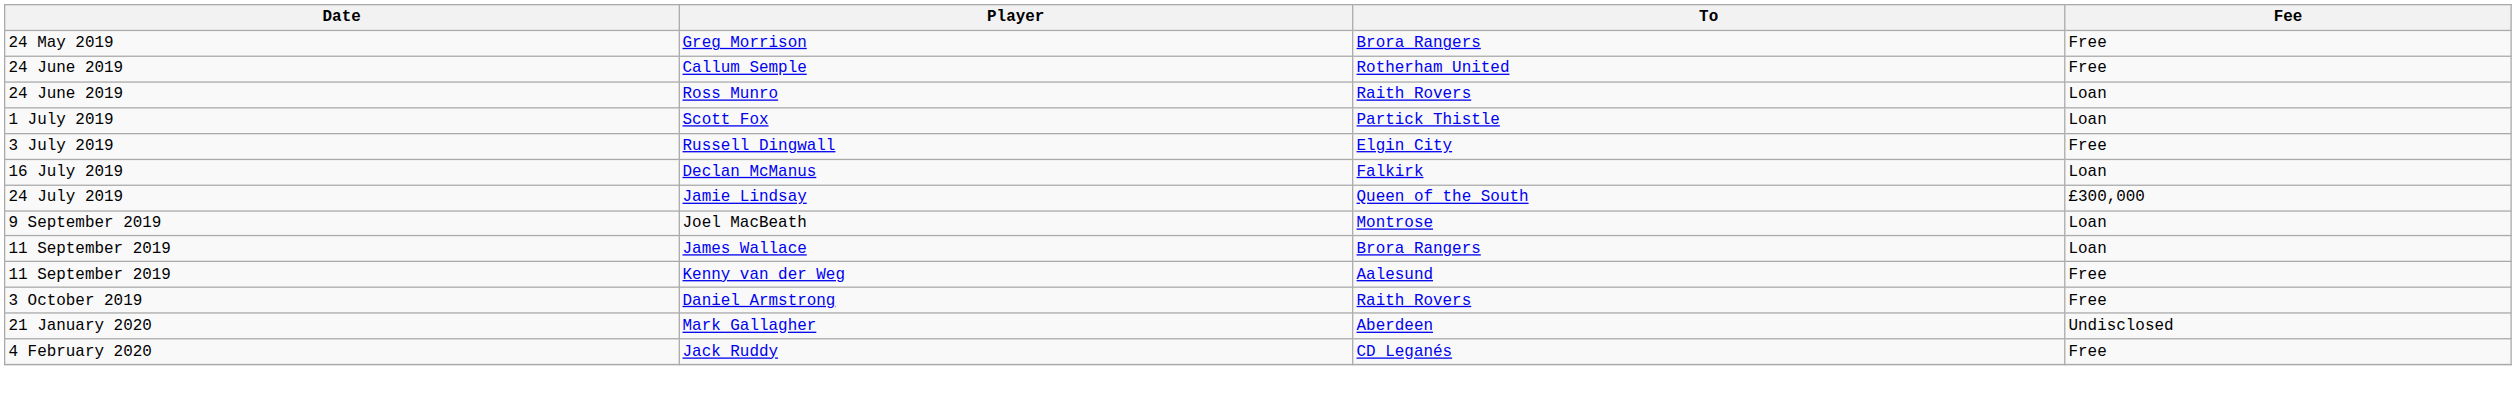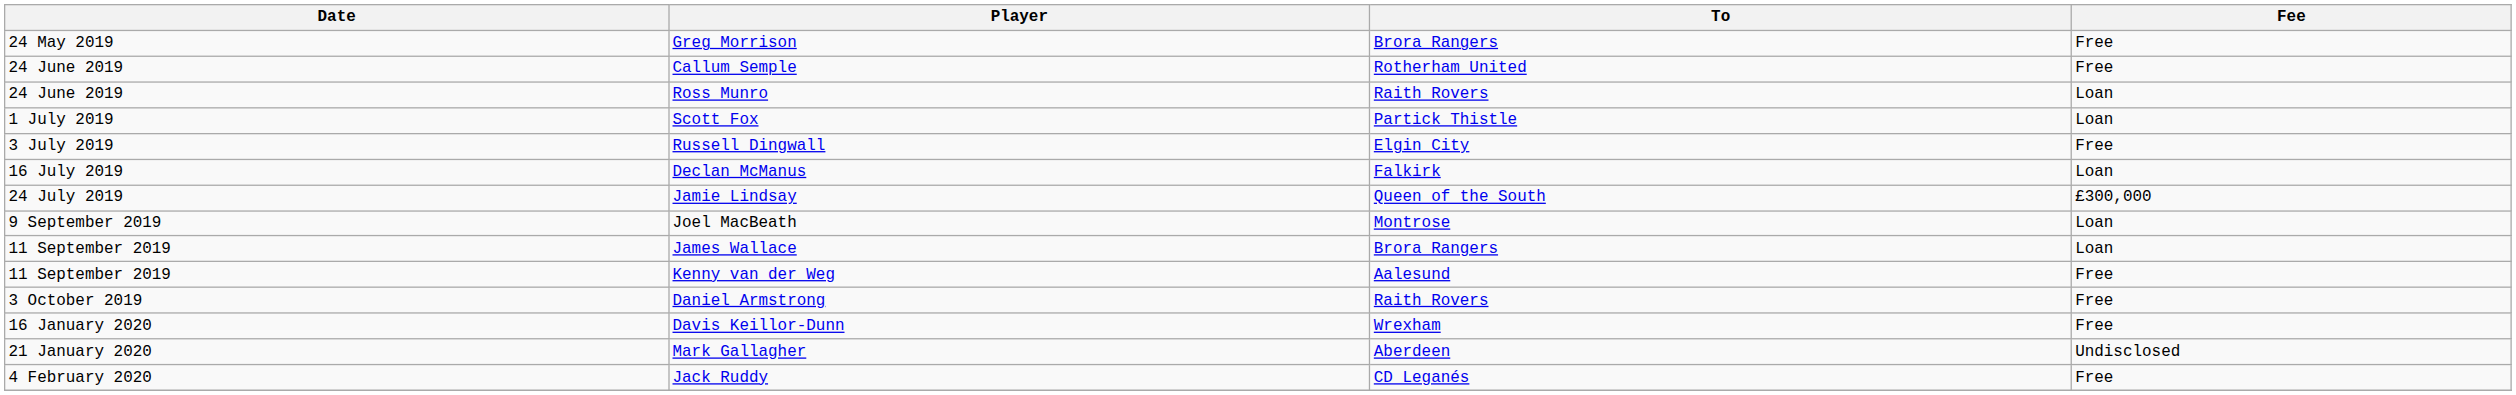+ row: (759, 326)
